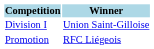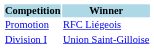rows swapped: (26, 25) <-> (27, 39)
